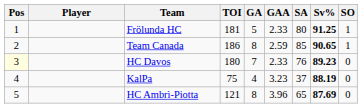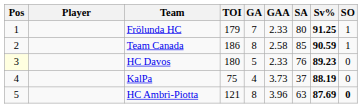(232, 29) 181 -> (232, 29) 179
(254, 29) 5 -> (254, 29) 7
(278, 45) 2.59 -> (278, 45) 2.58
(324, 45) 90.65 -> (324, 45) 90.59
(254, 62) 7 -> (254, 62) 5
(278, 78) 3.23 -> (278, 78) 3.73
(301, 95) 65 -> (301, 95) 63
(348, 95) normal -> (348, 95) bold
